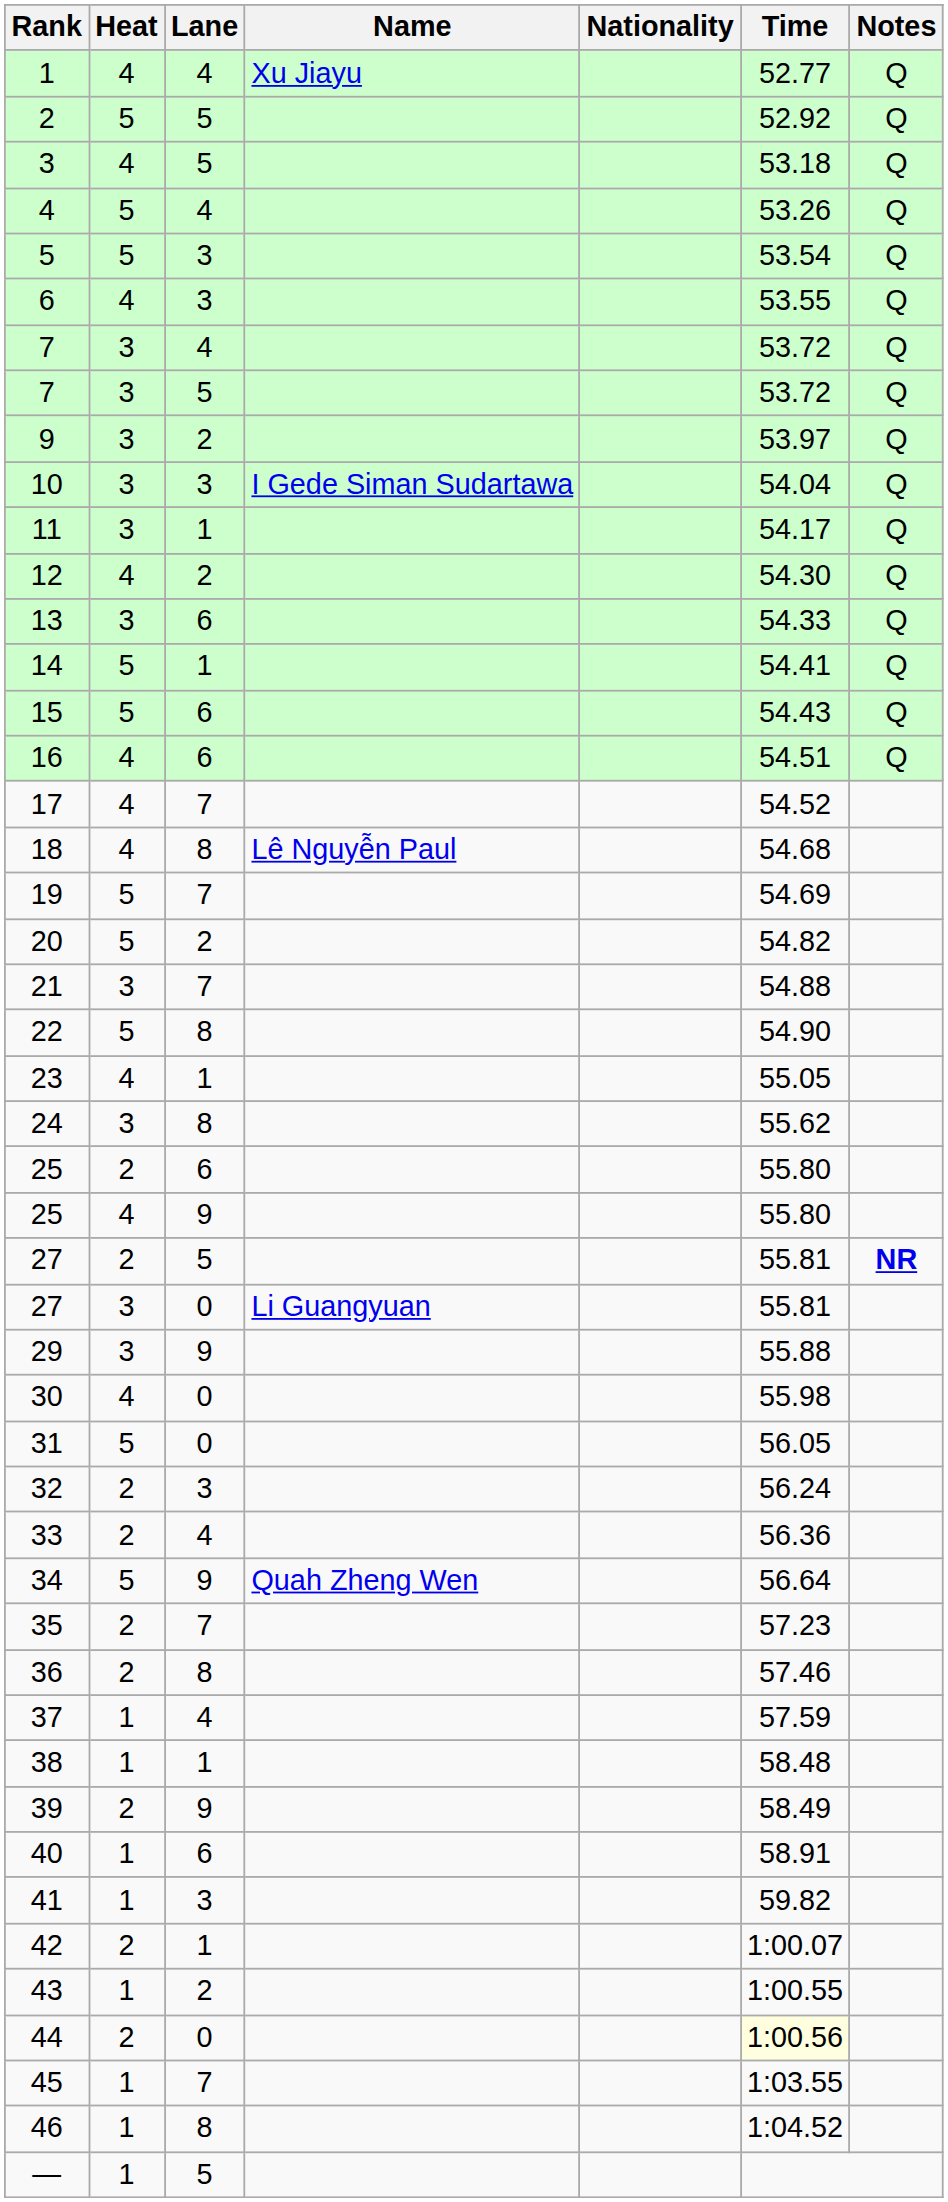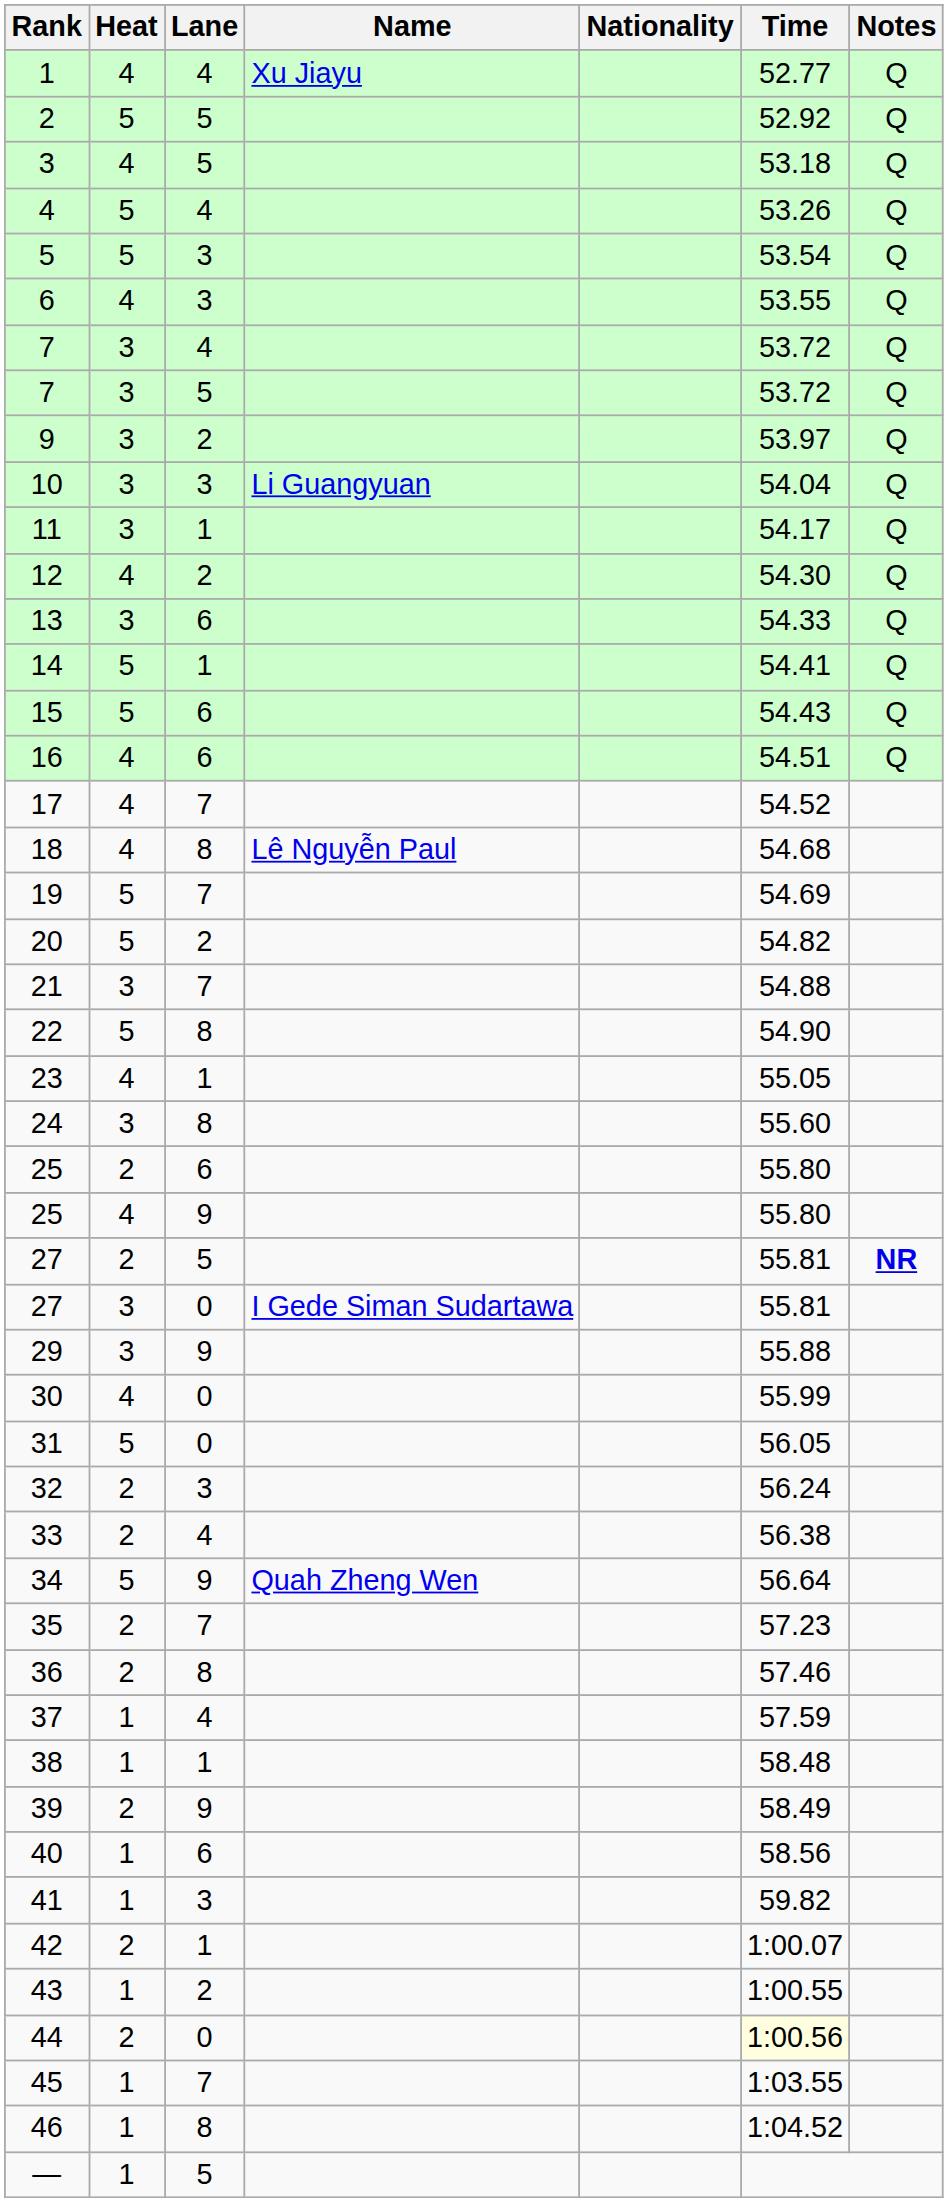(412, 484) I Gede Siman Sudartawa -> (341, 484) Li Guangyuan
(795, 1123) 55.62 -> (795, 1123) 55.60
(341, 1306) Li Guangyuan -> (412, 1306) I Gede Siman Sudartawa
(795, 1397) 55.98 -> (795, 1397) 55.99
(795, 1534) 56.36 -> (795, 1534) 56.38
(795, 1854) 58.91 -> (795, 1854) 58.56
